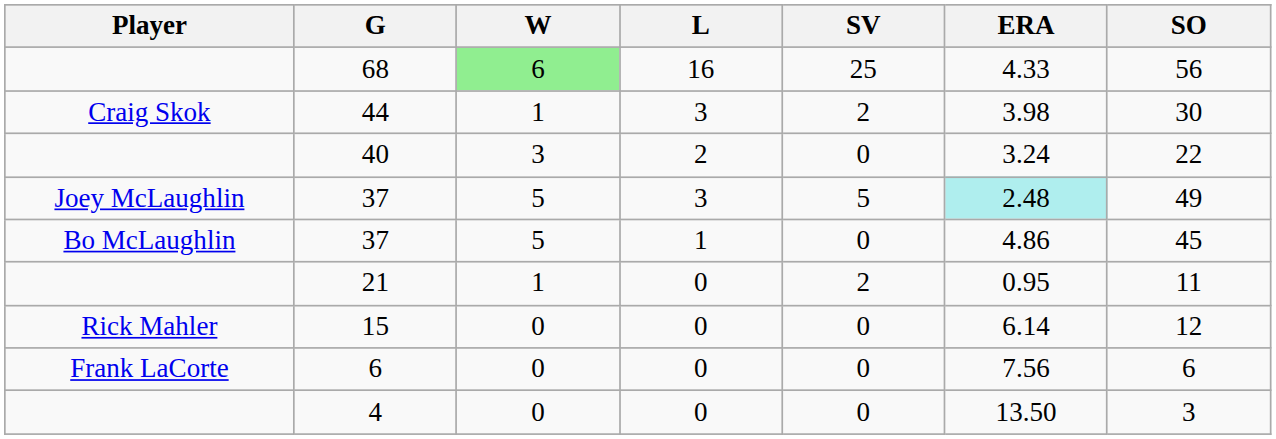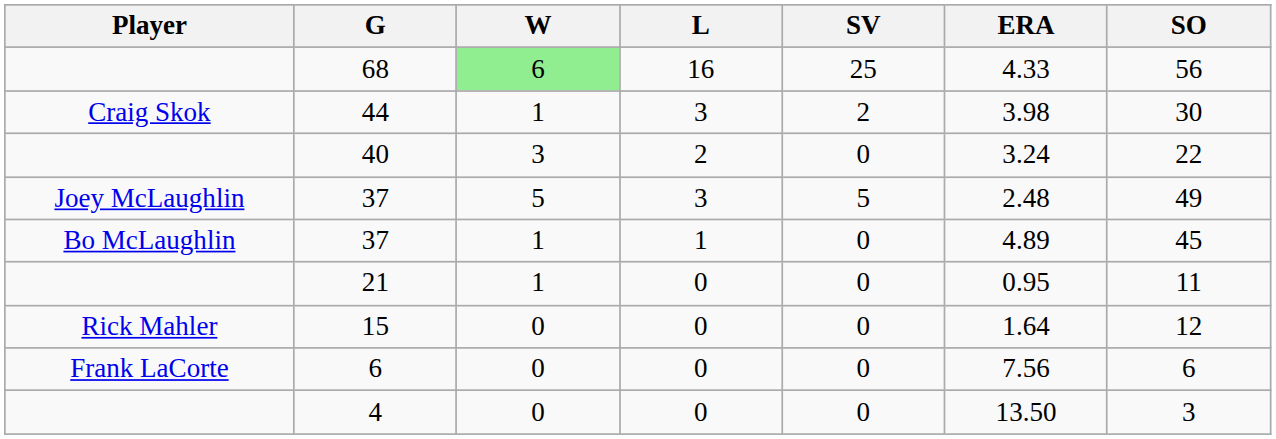(1026, 197) paleturquoise background -> (1026, 197) no background
(538, 240) 5 -> (538, 240) 1
(1026, 240) 4.86 -> (1026, 240) 4.89
(863, 283) 2 -> (863, 283) 0
(1026, 326) 6.14 -> (1026, 326) 1.64
